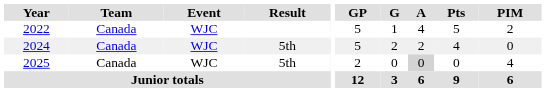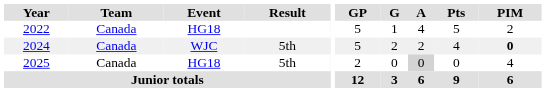(204, 29) WJC -> (204, 29) HG18
(510, 46) normal -> (510, 46) bold
(204, 62) WJC -> (204, 62) HG18
